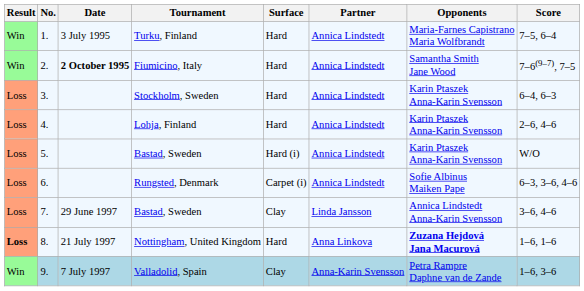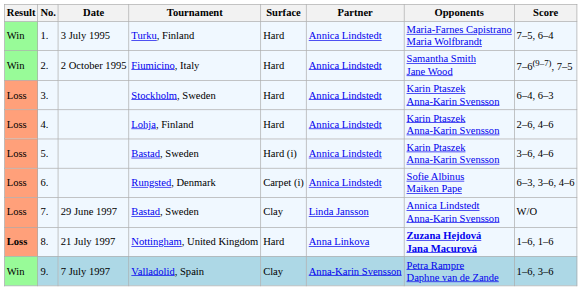(95, 65) bold -> (94, 65) normal
(530, 153) W/O -> (535, 153) 3–6, 4–6
(538, 212) 3–6, 4–6 -> (527, 212) W/O
